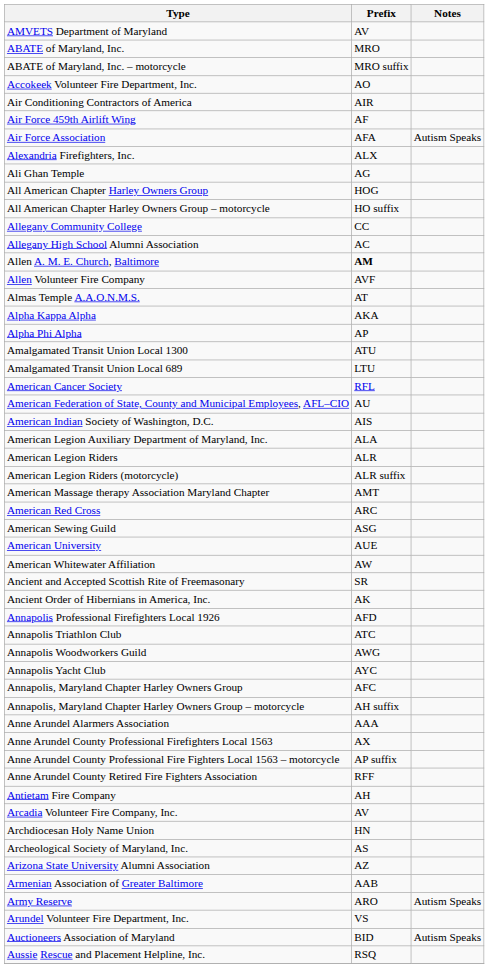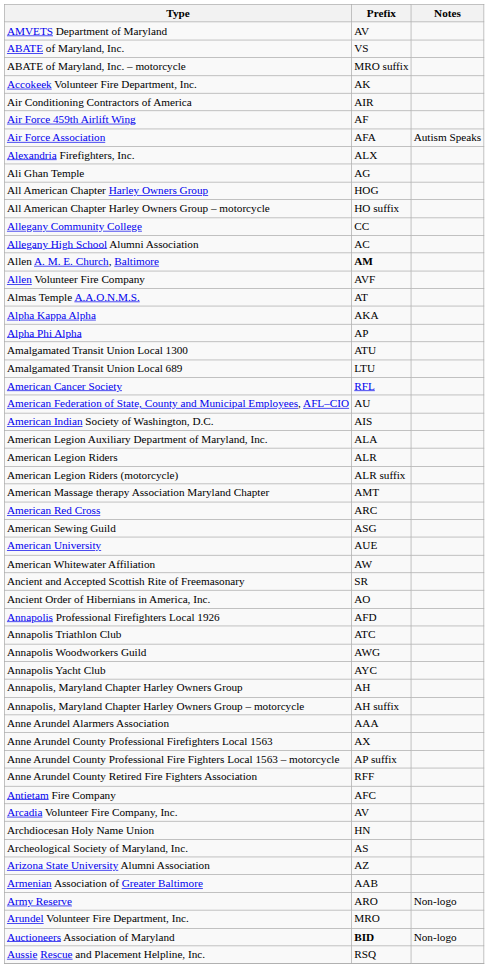(367, 48) MRO -> (361, 48) VS
(362, 84) AO -> (362, 84) AK
(362, 599) AK -> (362, 599) AO
(365, 688) AFC -> (362, 688) AH
(362, 794) AH -> (365, 794) AFC
(447, 901) Autism Speaks -> (435, 901) Non-logo
(361, 919) VS -> (367, 919) MRO
(364, 937) normal -> (364, 937) bold
(447, 937) Autism Speaks -> (435, 937) Non-logo
